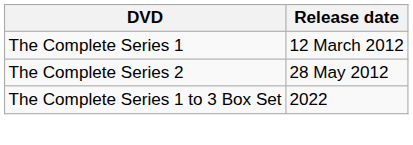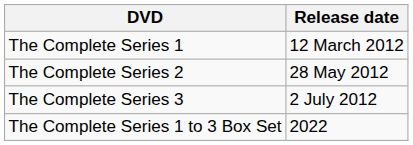+ row: (96, 99)
